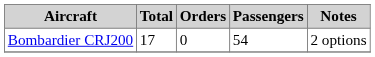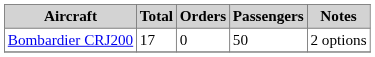(240, 40) 54 -> (240, 40) 50
